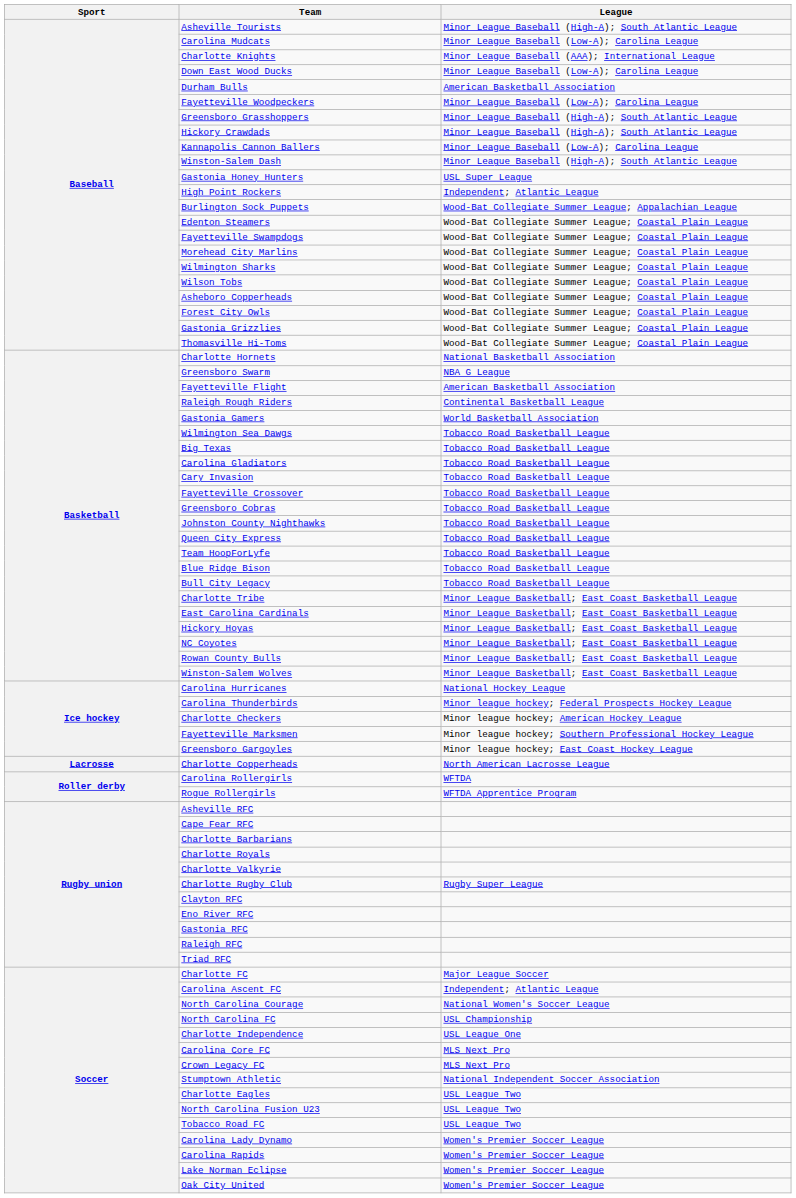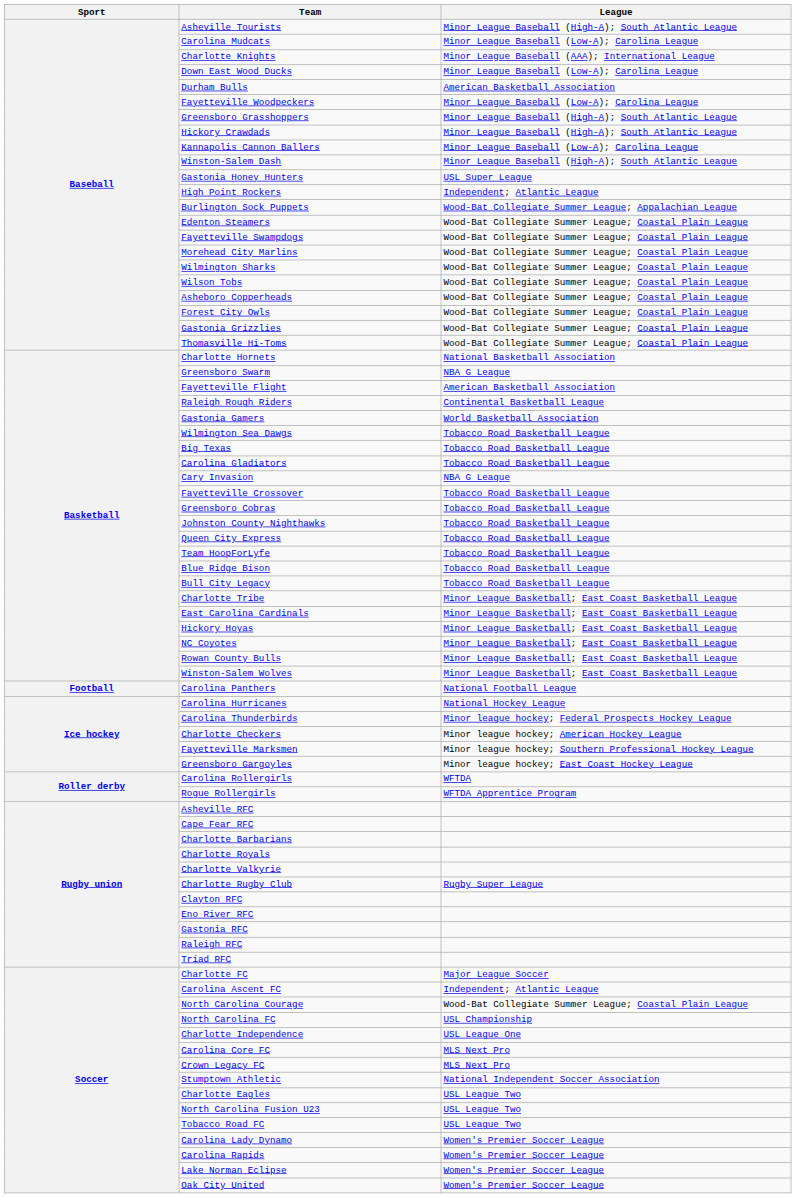(527, 478) Tobacco Road Basketball League -> (477, 478) NBA G League
+ row: (228, 689)
- row: (239, 764)
(527, 1005) National Women's Soccer League -> (596, 1005) Wood-Bat Collegiate Summer League; Coastal Plain League
